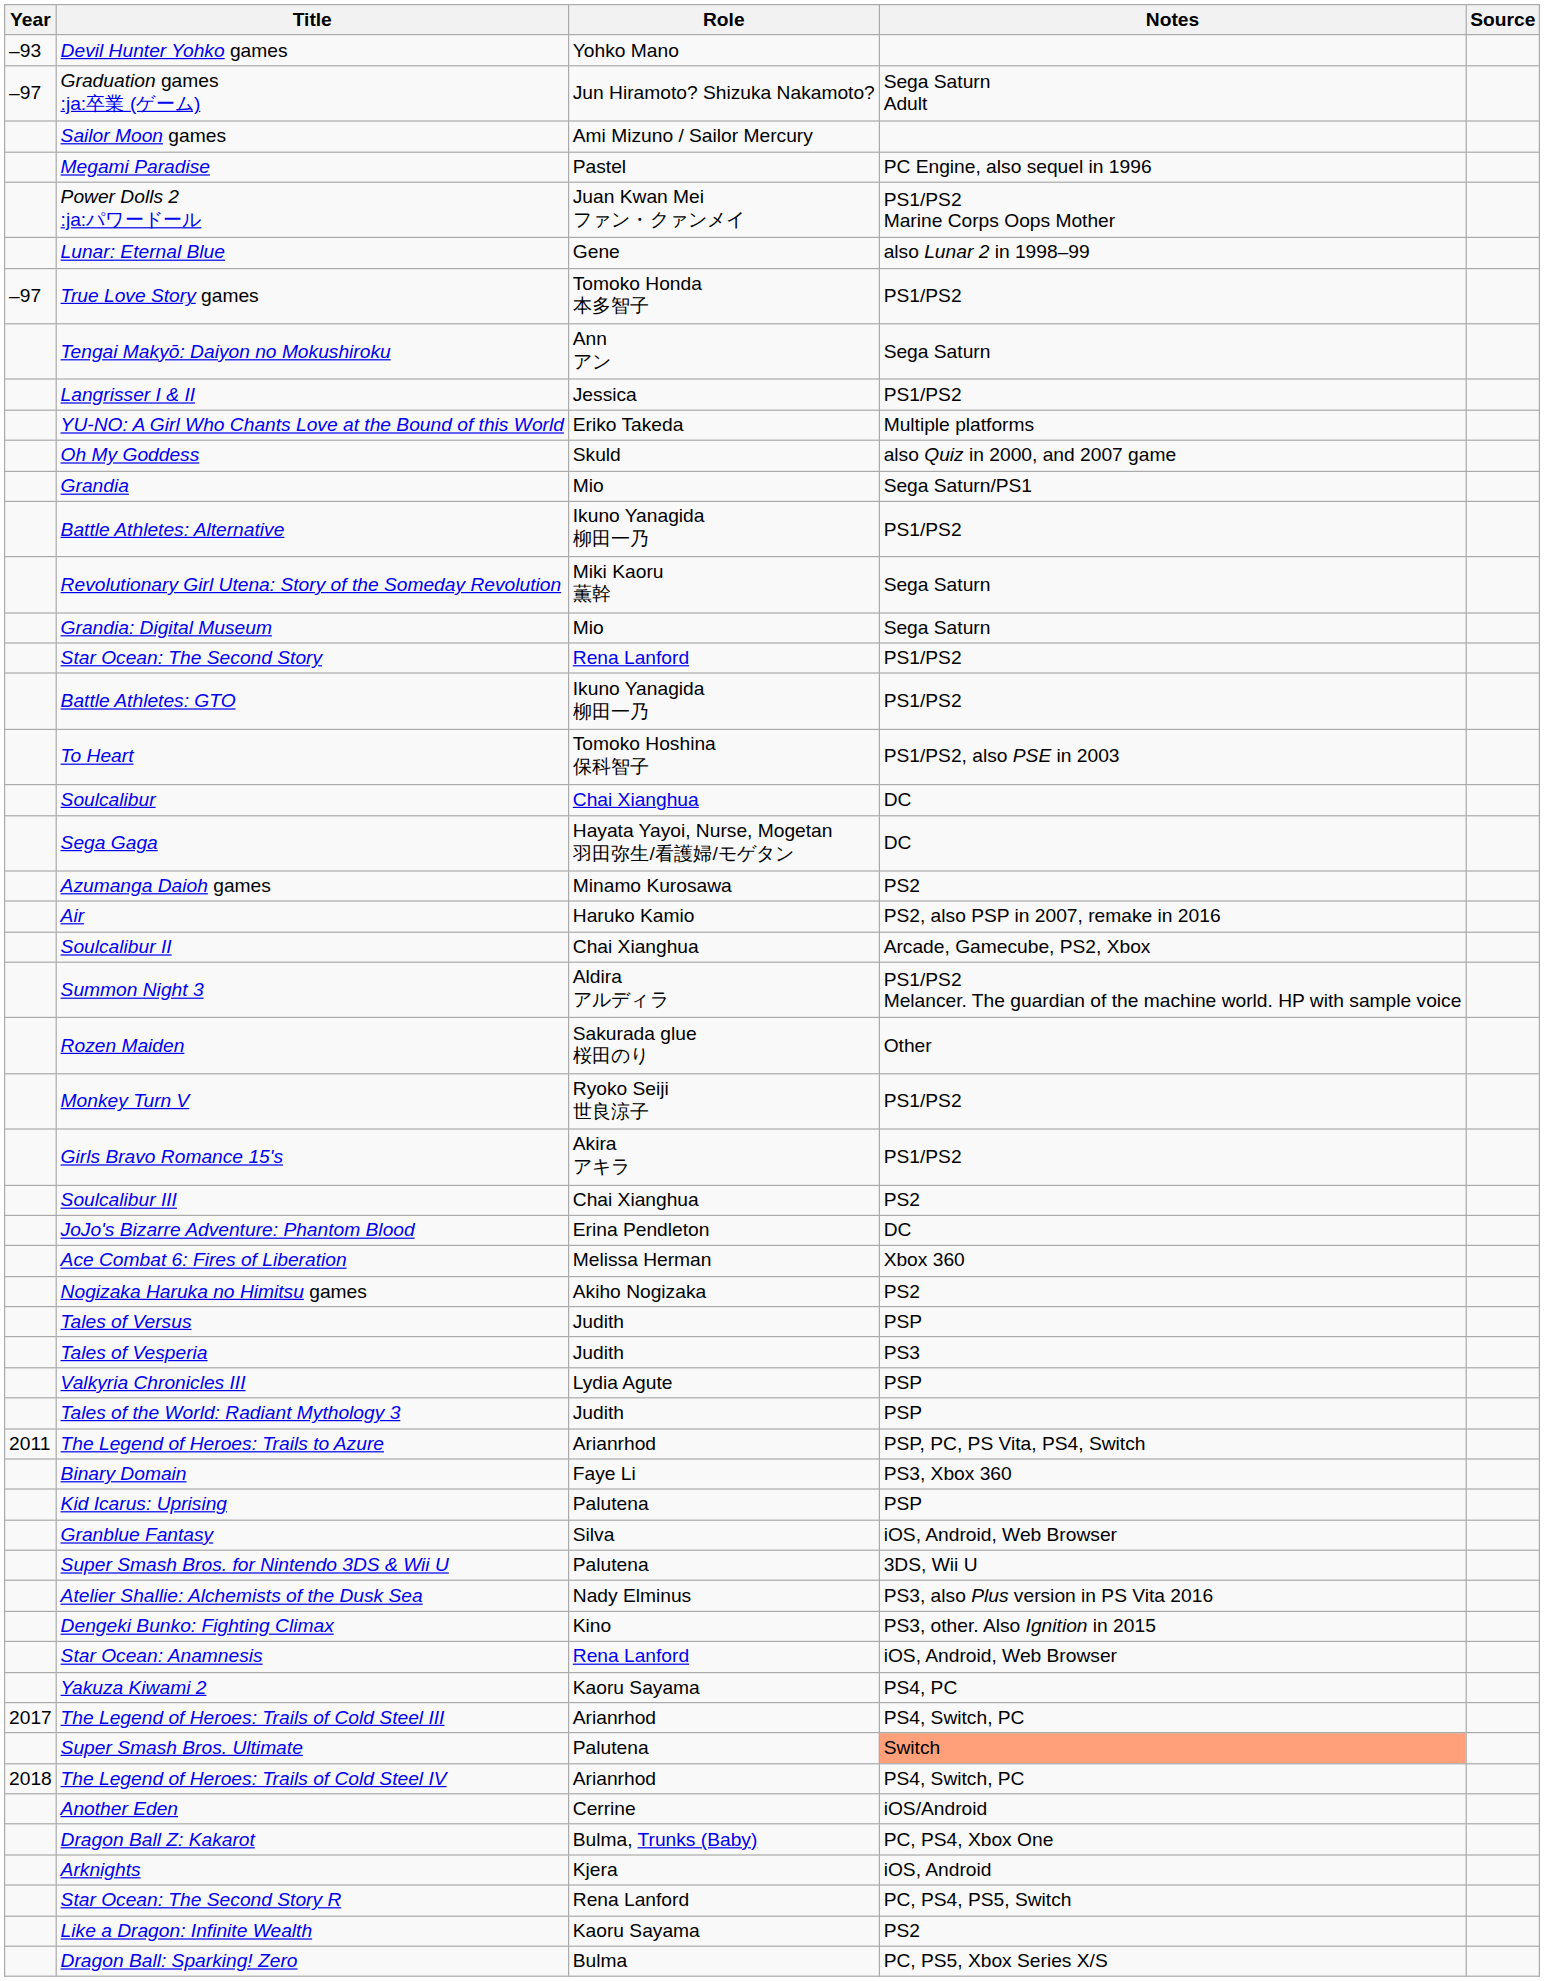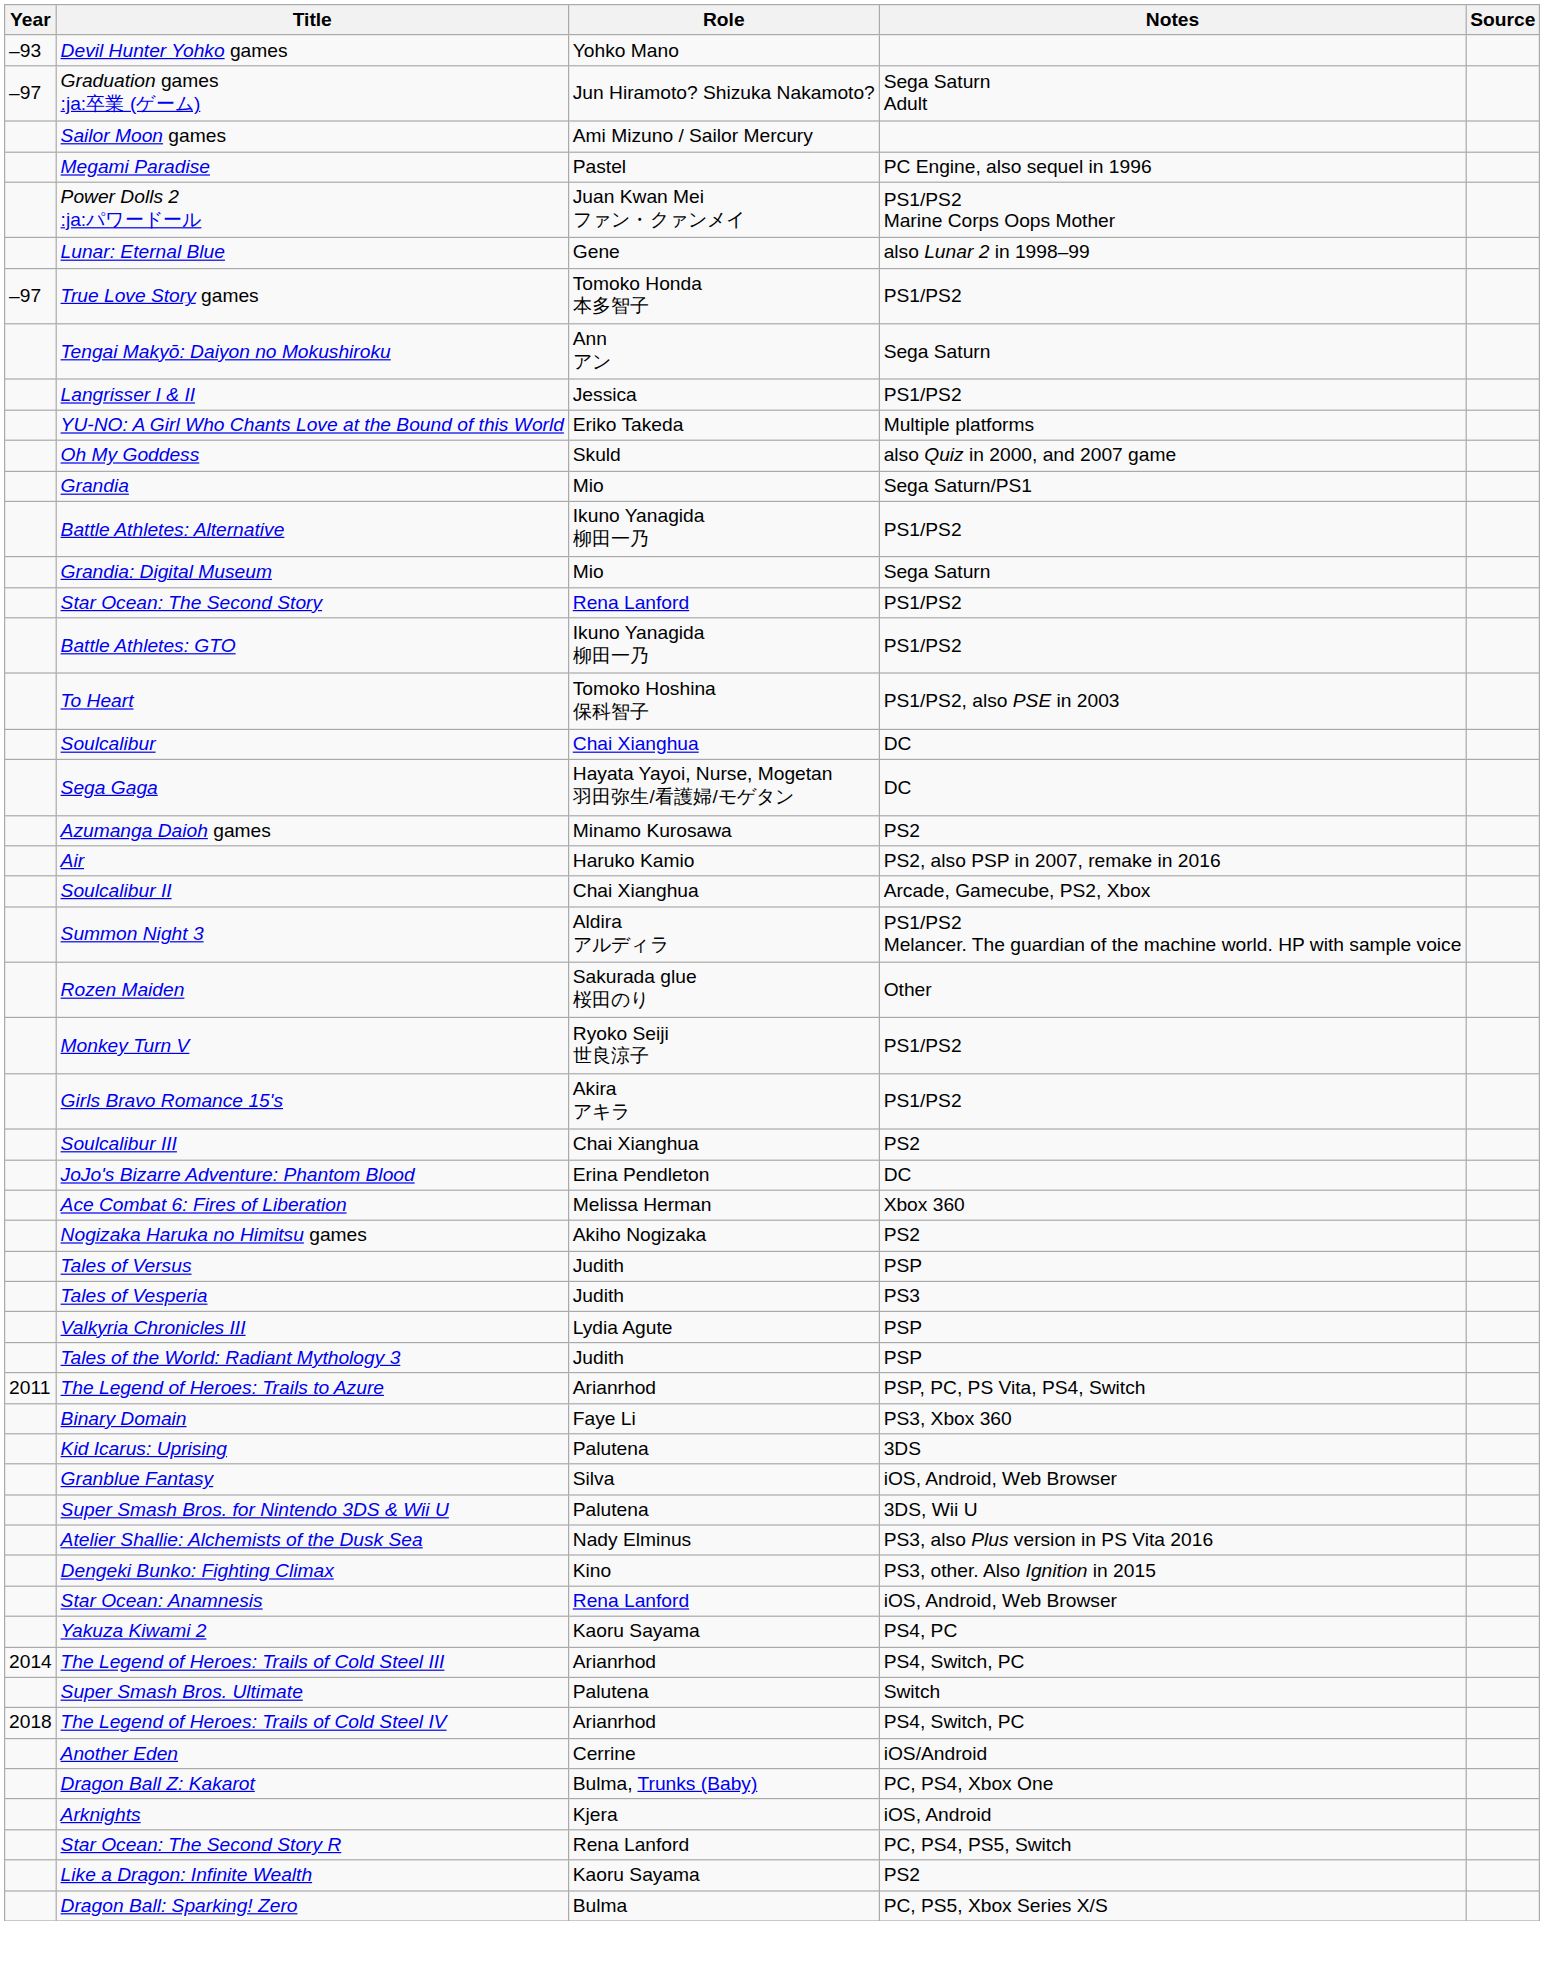- row: (311, 584)
(903, 1504) PSP -> (902, 1448) 3DS
(30, 1717) 2017 -> (30, 1661) 2014
(912, 1748) lightsalmon background -> (912, 1692) no background
